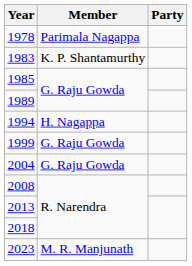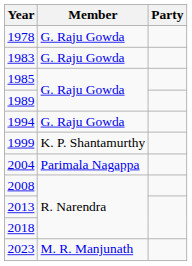(90, 36) Parimala Nagappa -> (83, 36) G. Raju Gowda
(93, 57) K. P. Shantamurthy -> (83, 57) G. Raju Gowda
(73, 121) H. Nagappa -> (83, 121) G. Raju Gowda
(83, 143) G. Raju Gowda -> (93, 143) K. P. Shantamurthy
(83, 164) G. Raju Gowda -> (90, 164) Parimala Nagappa
